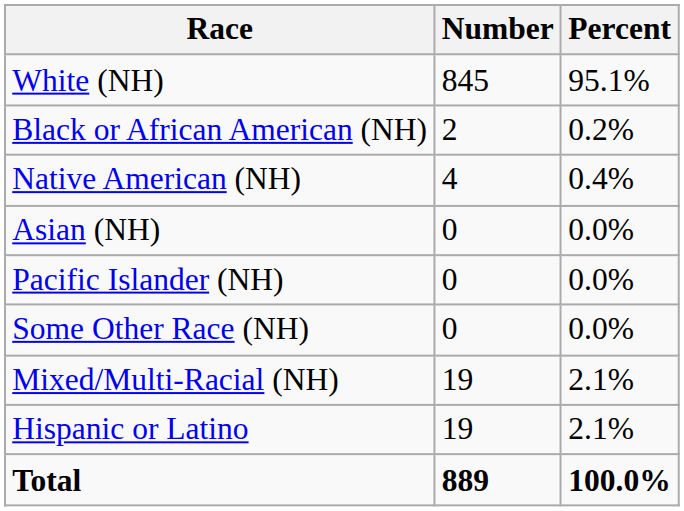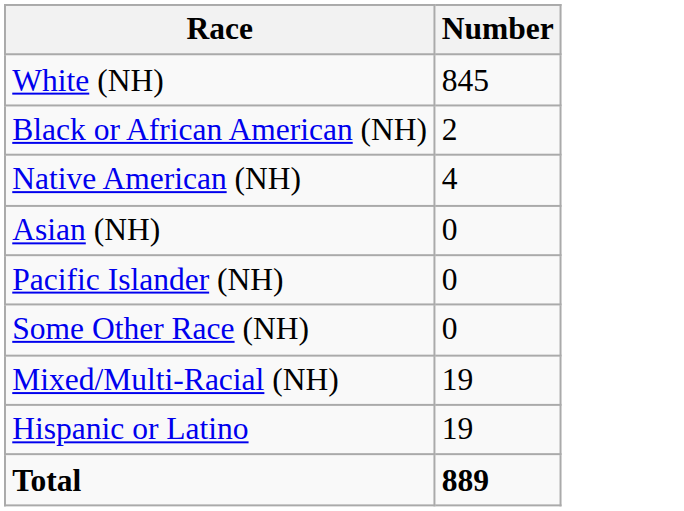- column: (620, 29)
